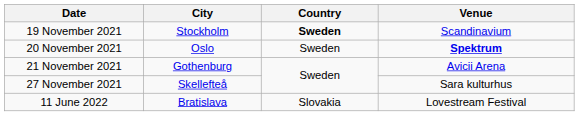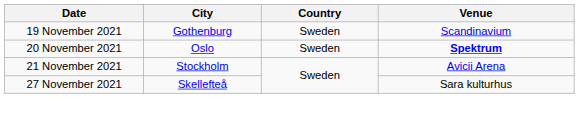(202, 31) Stockholm -> (202, 31) Gothenburg
(320, 31) bold -> (320, 31) normal
(202, 66) Gothenburg -> (202, 66) Stockholm
- row: (74, 102)
